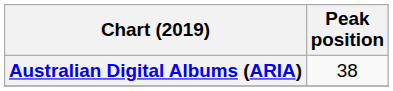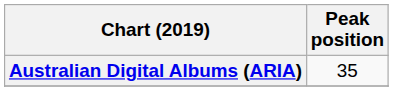(347, 70) 38 -> (347, 70) 35
